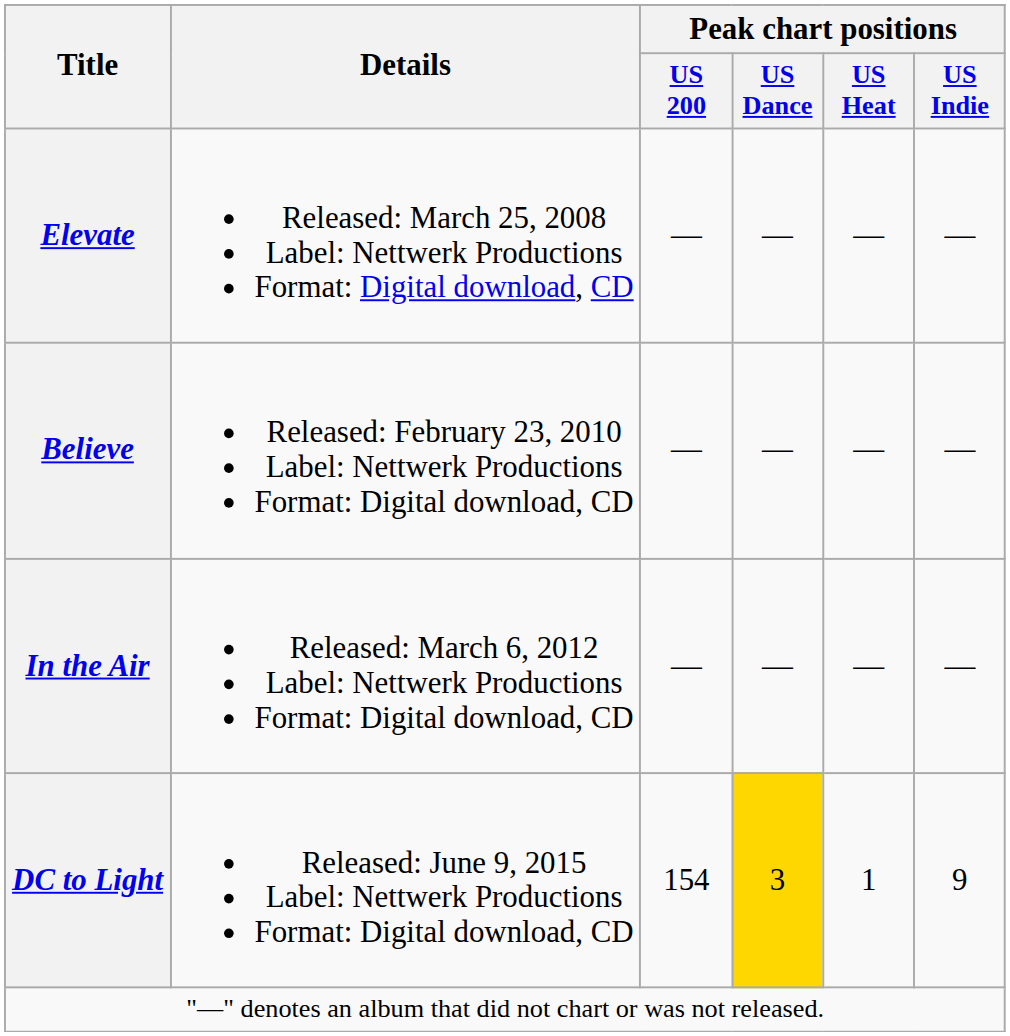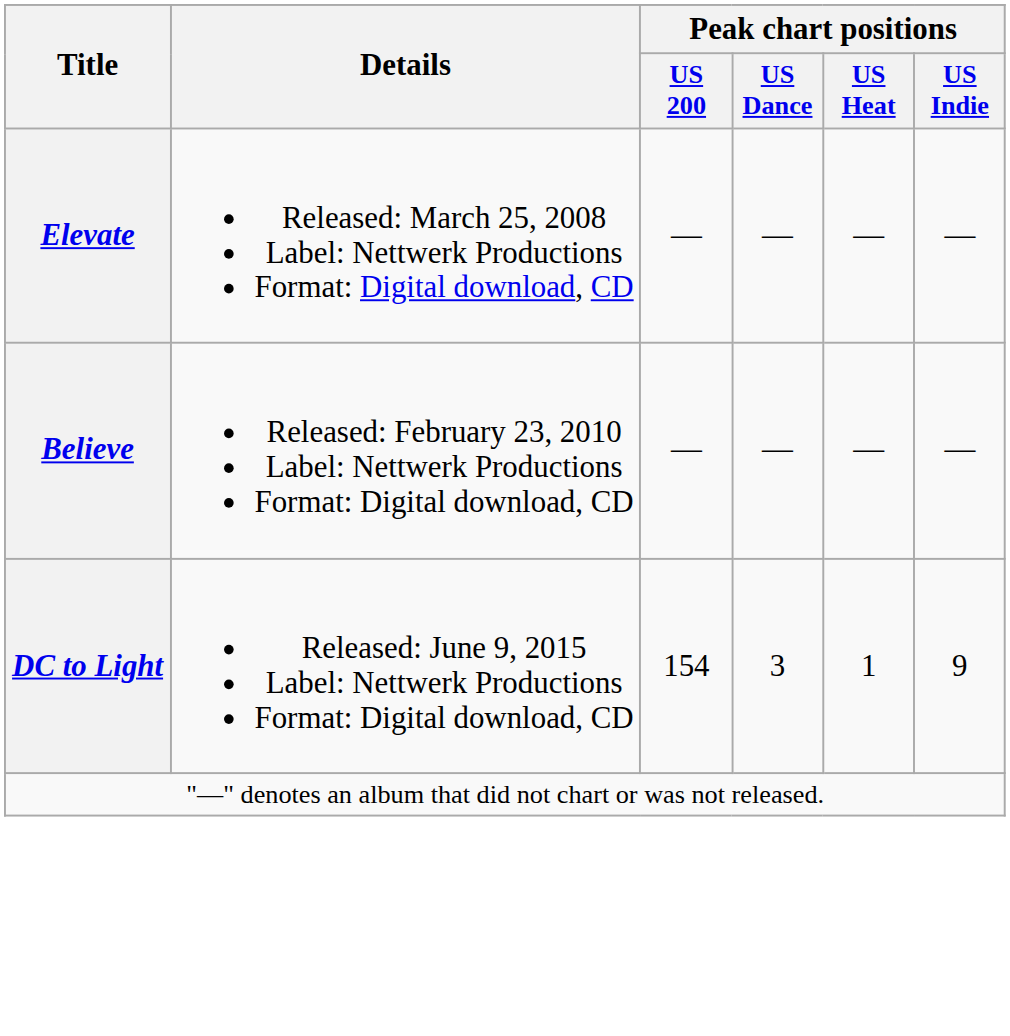- row: (88, 665)
(778, 879) gold background -> (778, 665) no background
